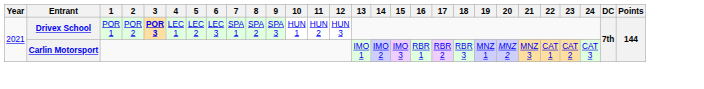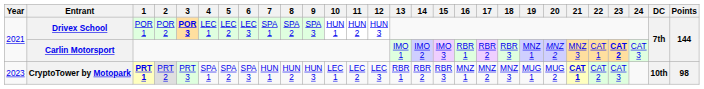(570, 50) normal -> (619, 50) bold
+ row: (80, 73)
